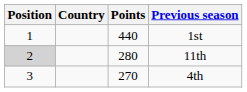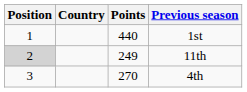(128, 55) 280 -> (128, 55) 249
